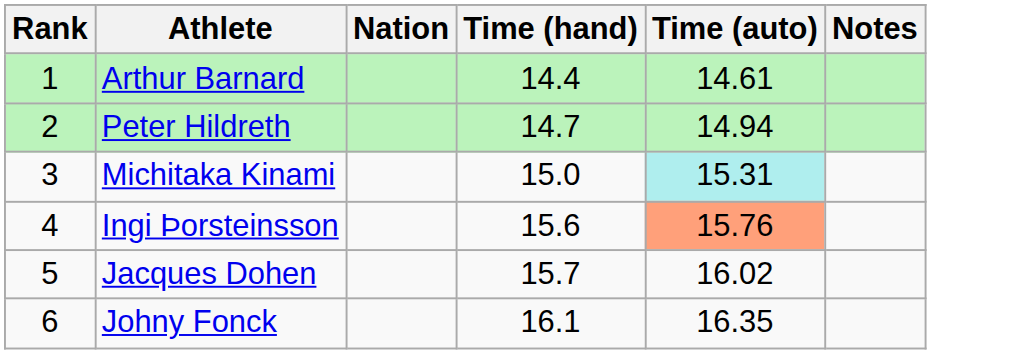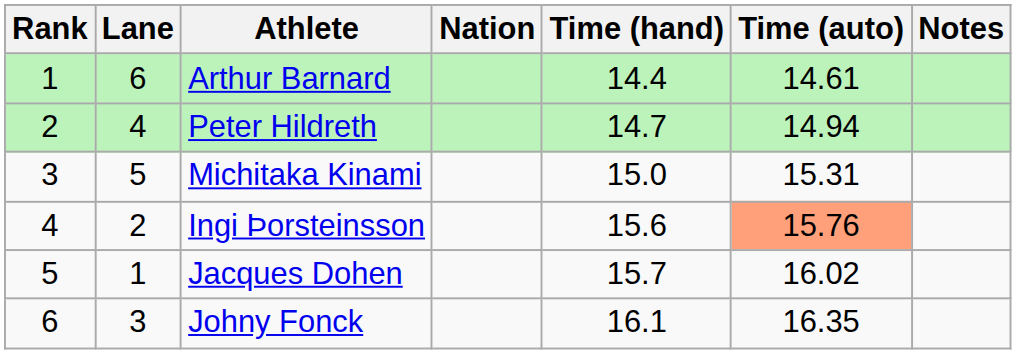+ column: (138, 28)
(735, 175) paleturquoise background -> (821, 175) no background
